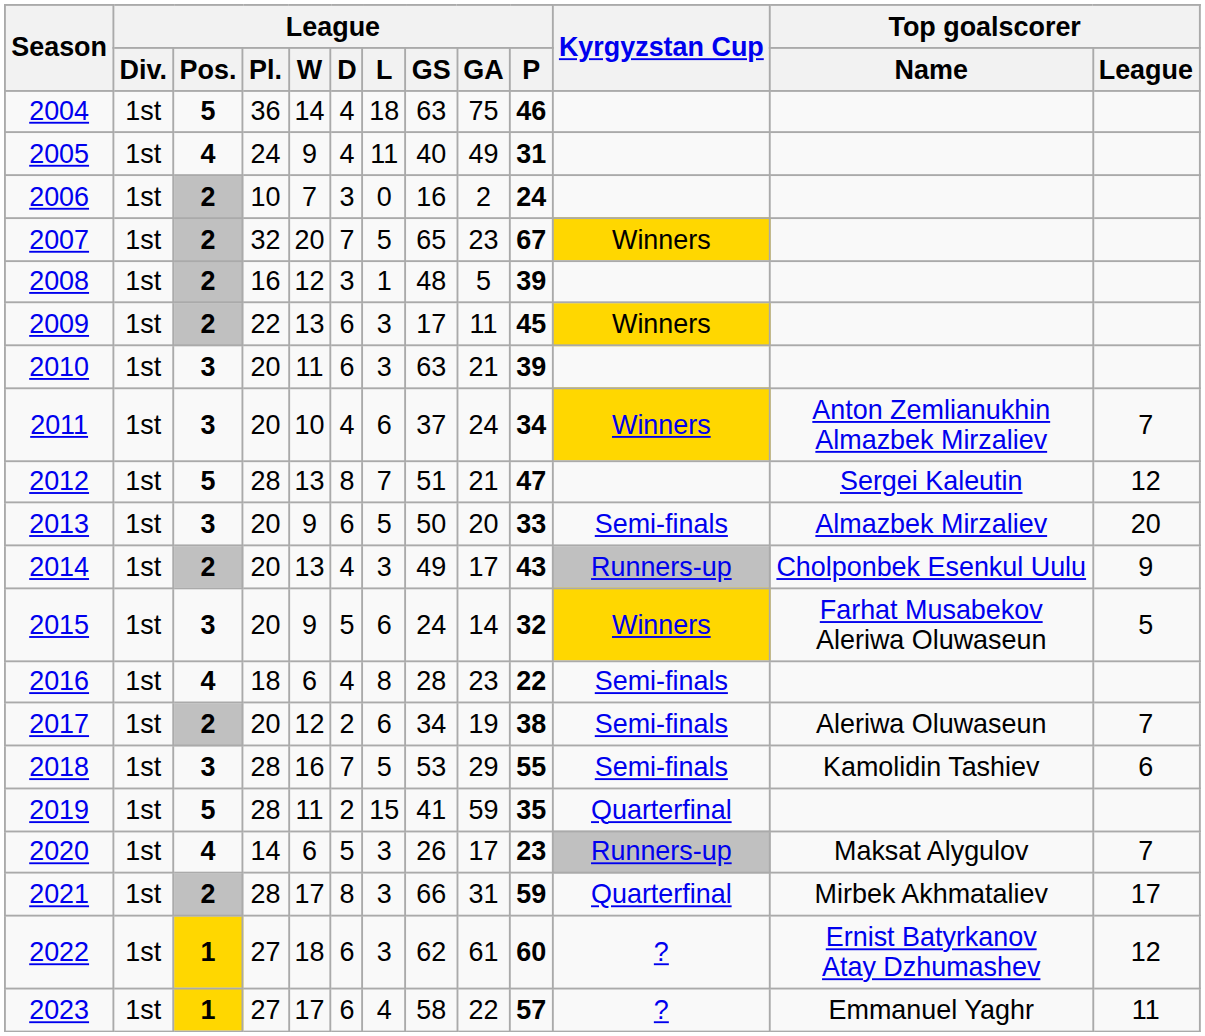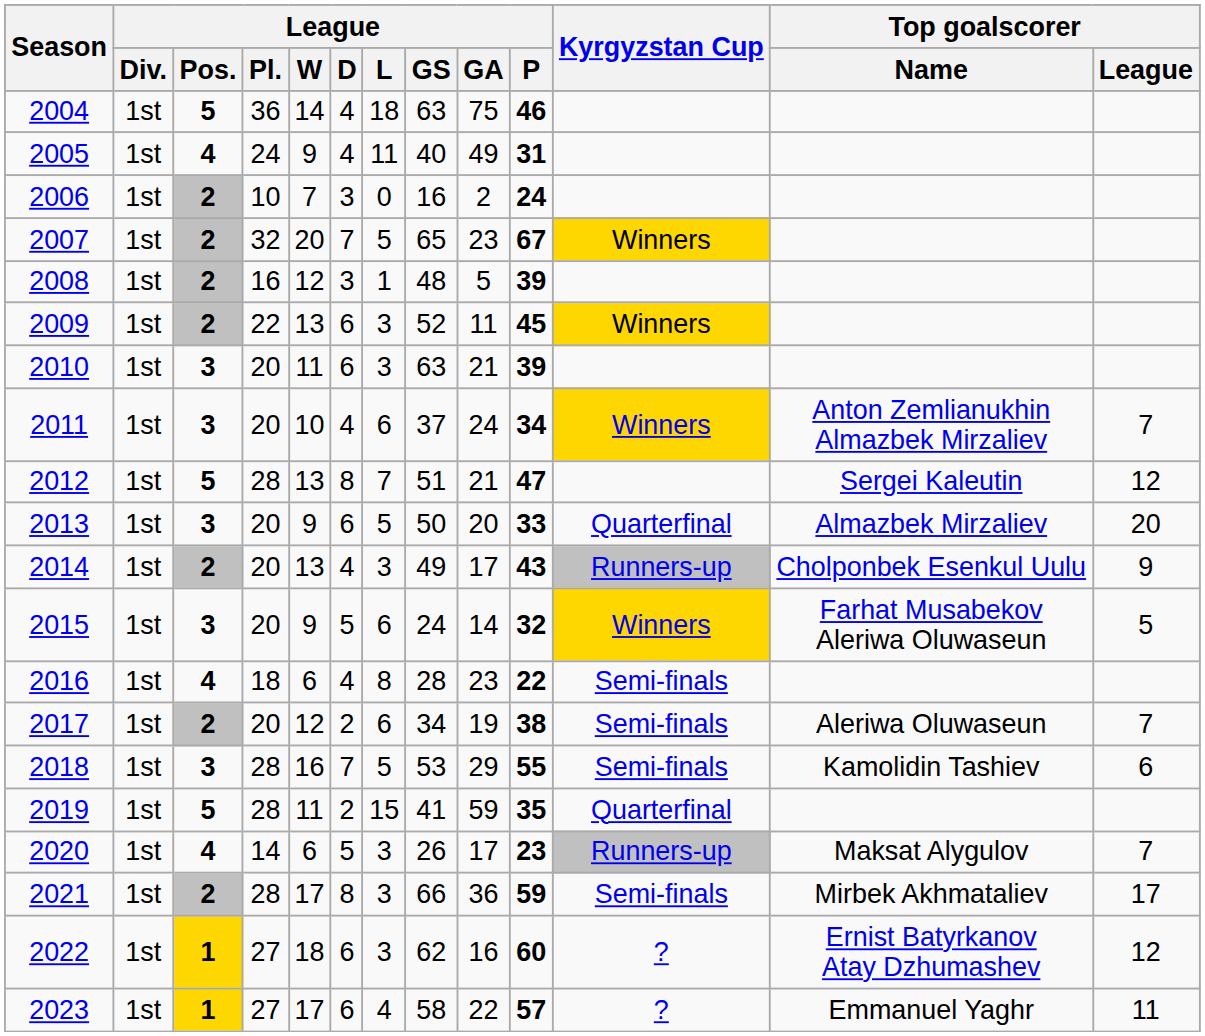(431, 324) 17 -> (431, 324) 52
(661, 524) Semi-finals -> (661, 524) Quarterfinal
(484, 895) 31 -> (484, 895) 36
(661, 895) Quarterfinal -> (661, 895) Semi-finals
(484, 952) 61 -> (484, 952) 16
